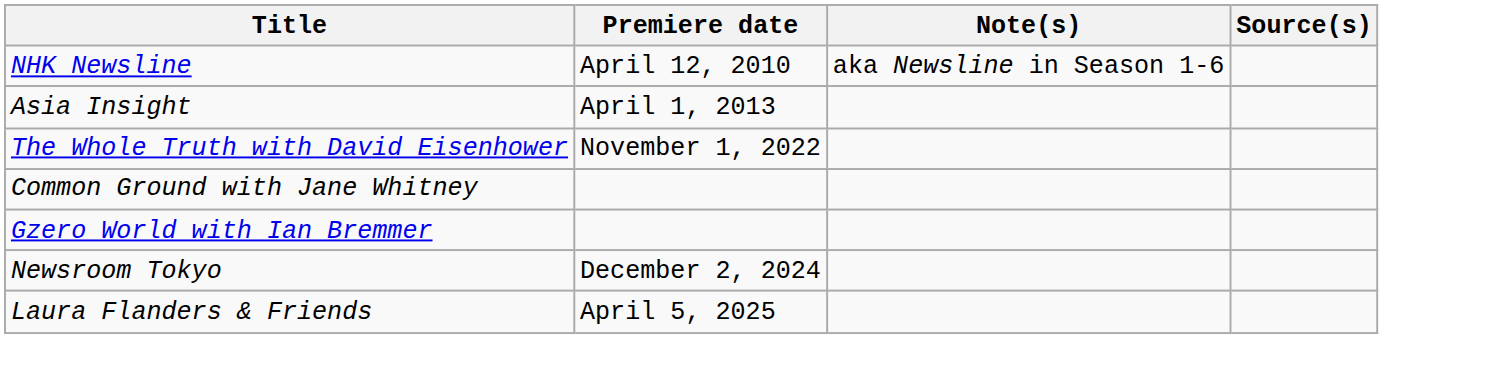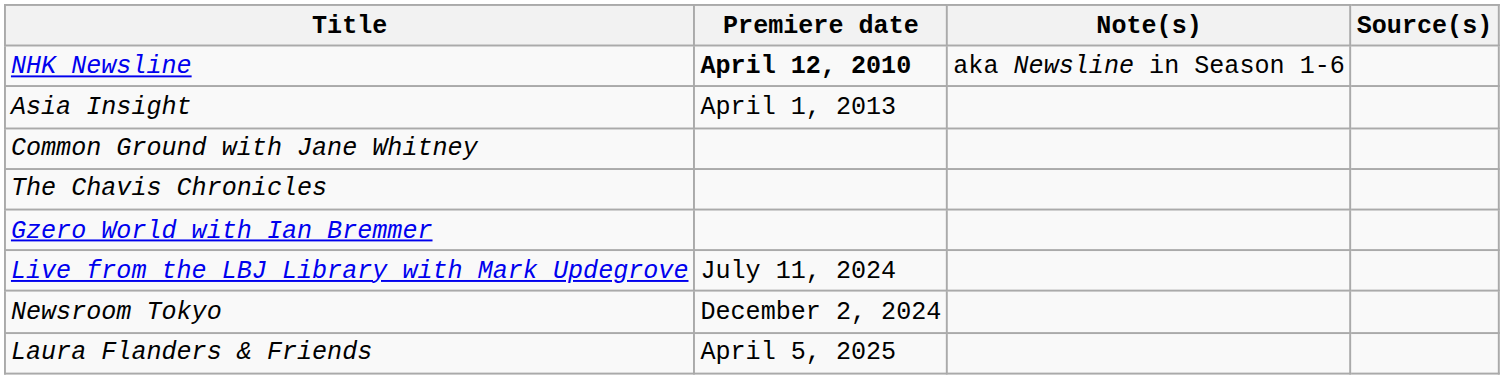(685, 66) normal -> (806, 66) bold
- row: (289, 148)
+ row: (169, 189)
+ row: (350, 271)
